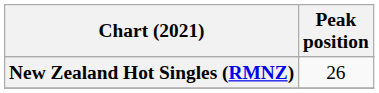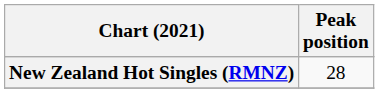(336, 72) 26 -> (336, 72) 28
